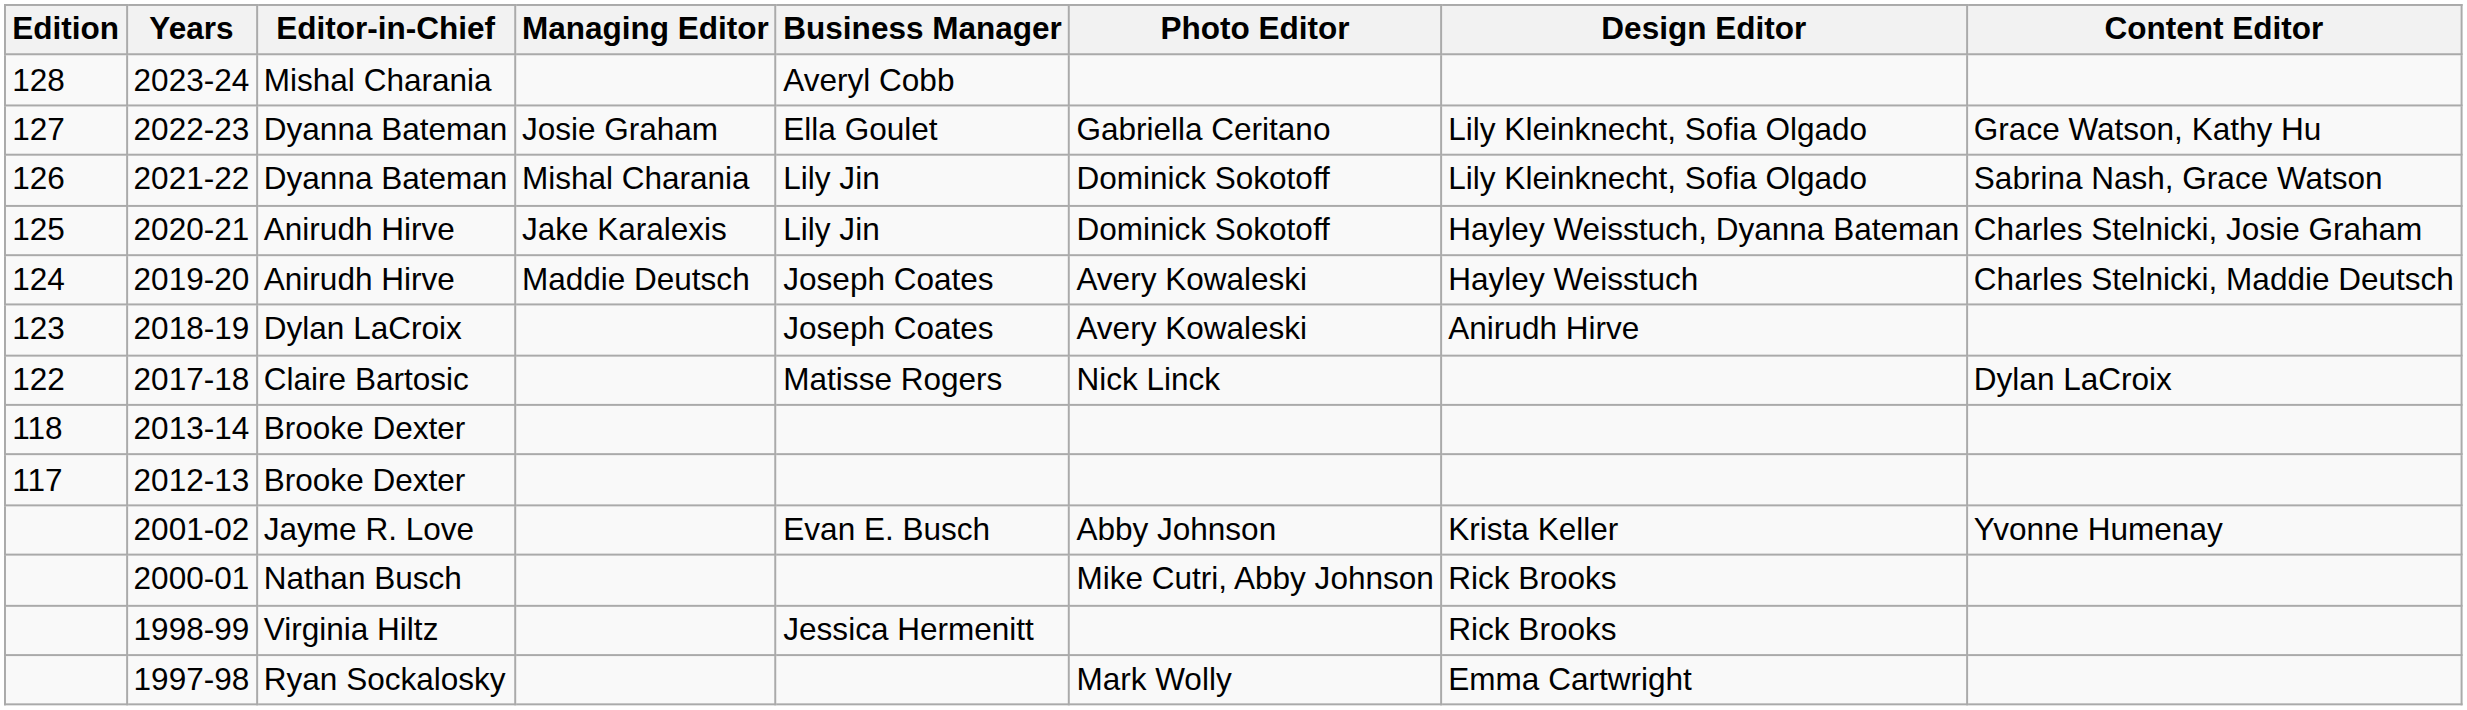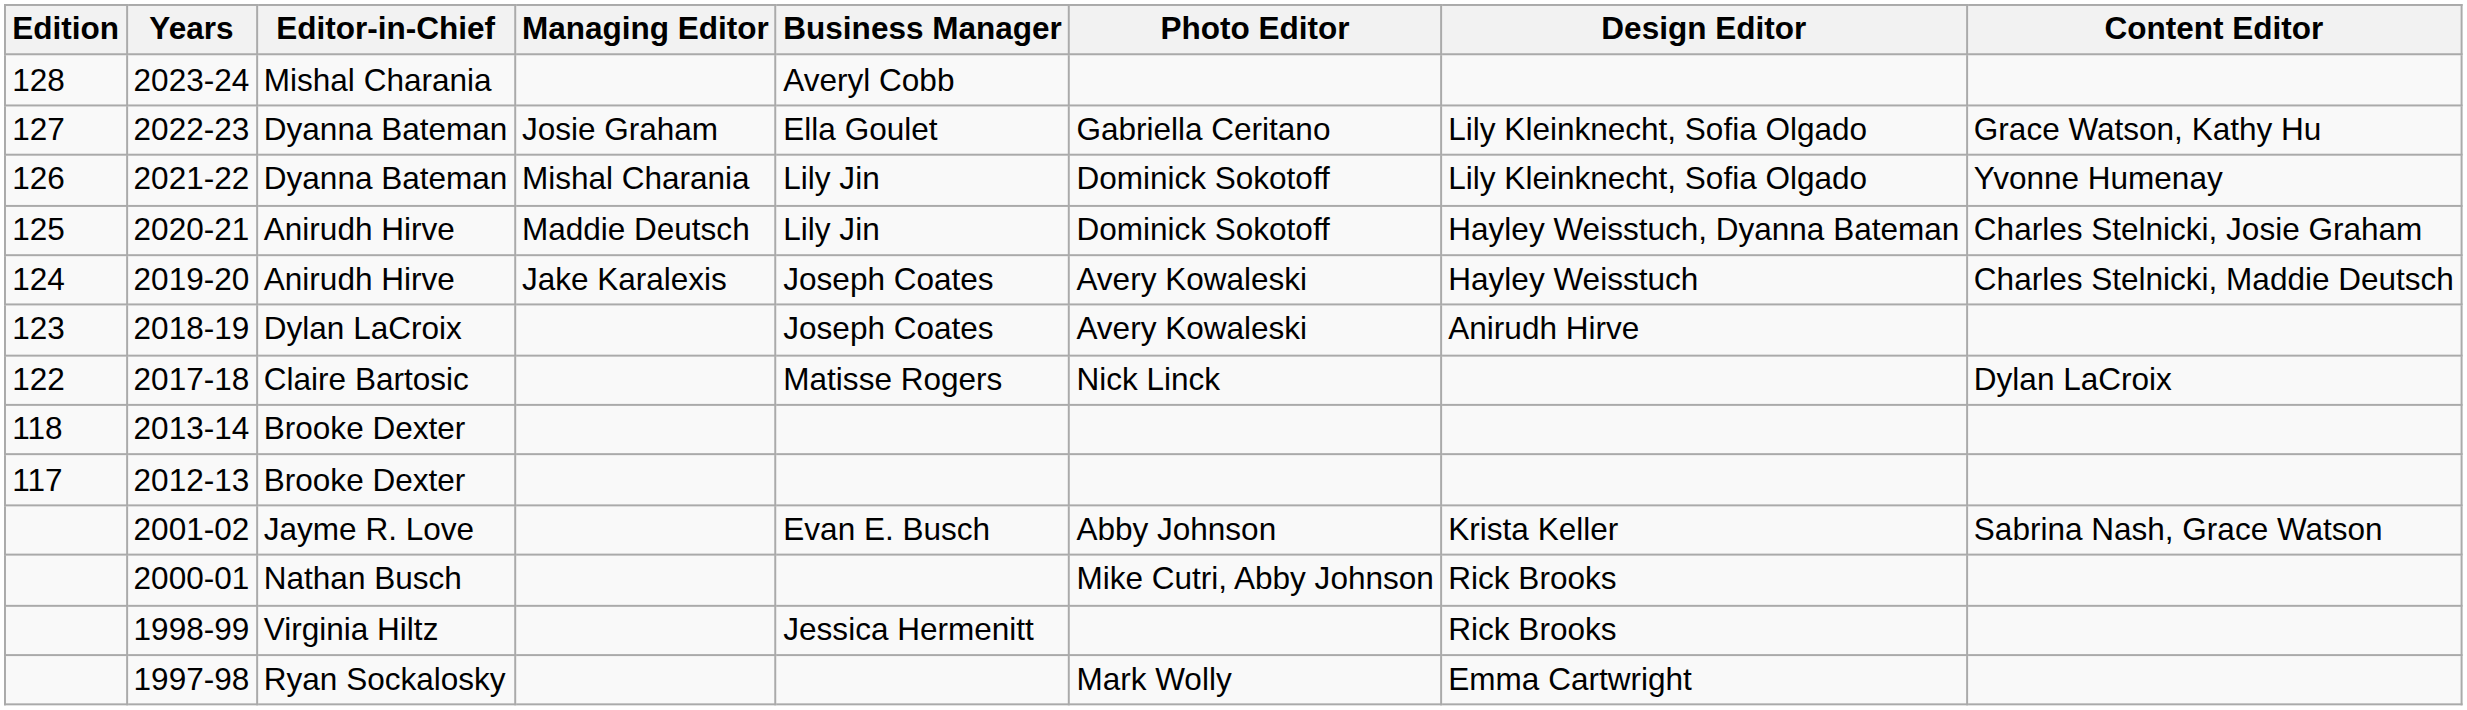(2178, 179) Sabrina Nash, Grace Watson -> (2098, 179) Yvonne Humenay
(624, 229) Jake Karalexis -> (636, 229) Maddie Deutsch
(636, 279) Maddie Deutsch -> (624, 279) Jake Karalexis
(2098, 529) Yvonne Humenay -> (2178, 529) Sabrina Nash, Grace Watson
